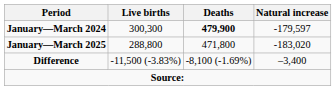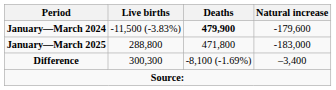(146, 28) 300,300 -> (146, 28) -11,500 (-3.83%)
(292, 28) -179,597 -> (292, 28) -179,600
(292, 45) -183,020 -> (292, 45) -183,000
(146, 61) -11,500 (-3.83%) -> (146, 61) 300,300
